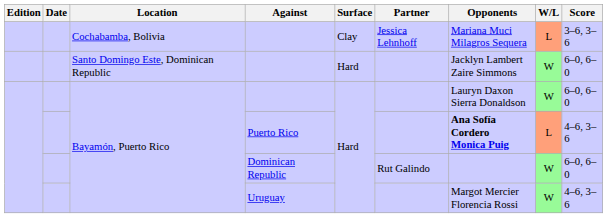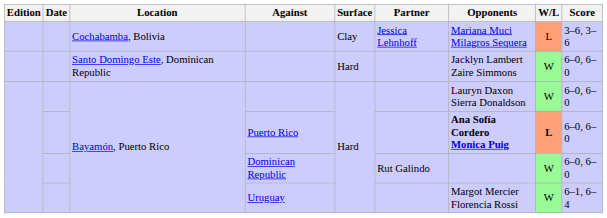(549, 131) normal -> (549, 131) bold
(580, 131) 4–6, 3–6 -> (580, 131) 6–0, 6–0
(580, 197) 4–6, 3–6 -> (580, 197) 6–1, 6–4
